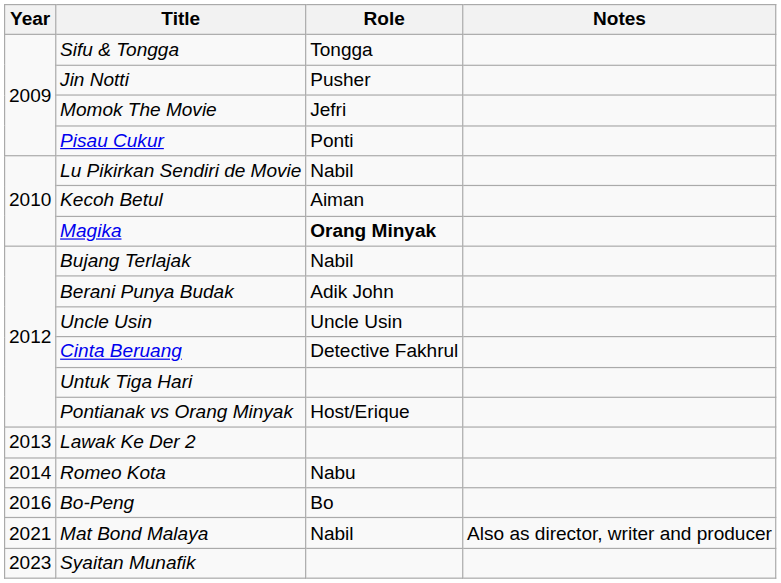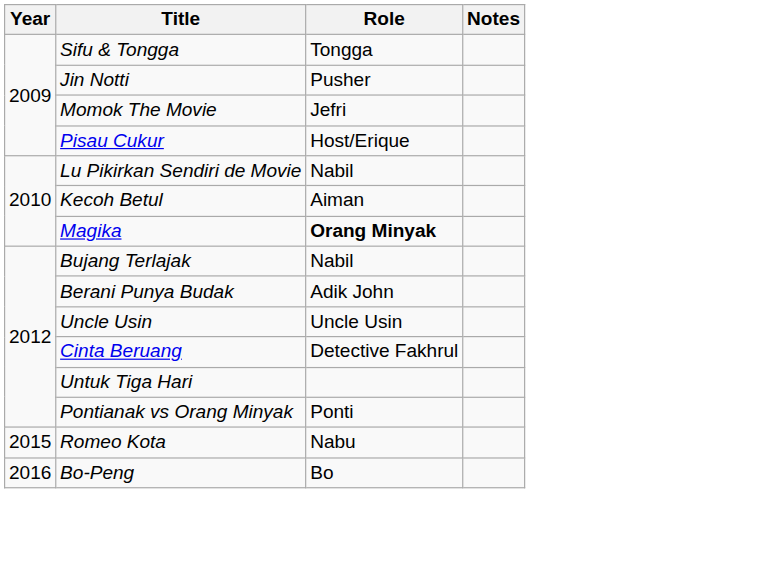(332, 140) Ponti -> (360, 140) Host/Erique
(360, 412) Host/Erique -> (332, 412) Ponti
- row: (128, 442)
(30, 472) 2014 -> (30, 442) 2015
- row: (134, 532)
- row: (128, 563)
